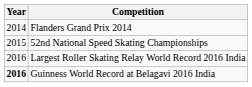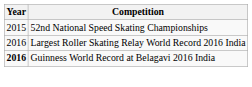- row: (81, 27)
